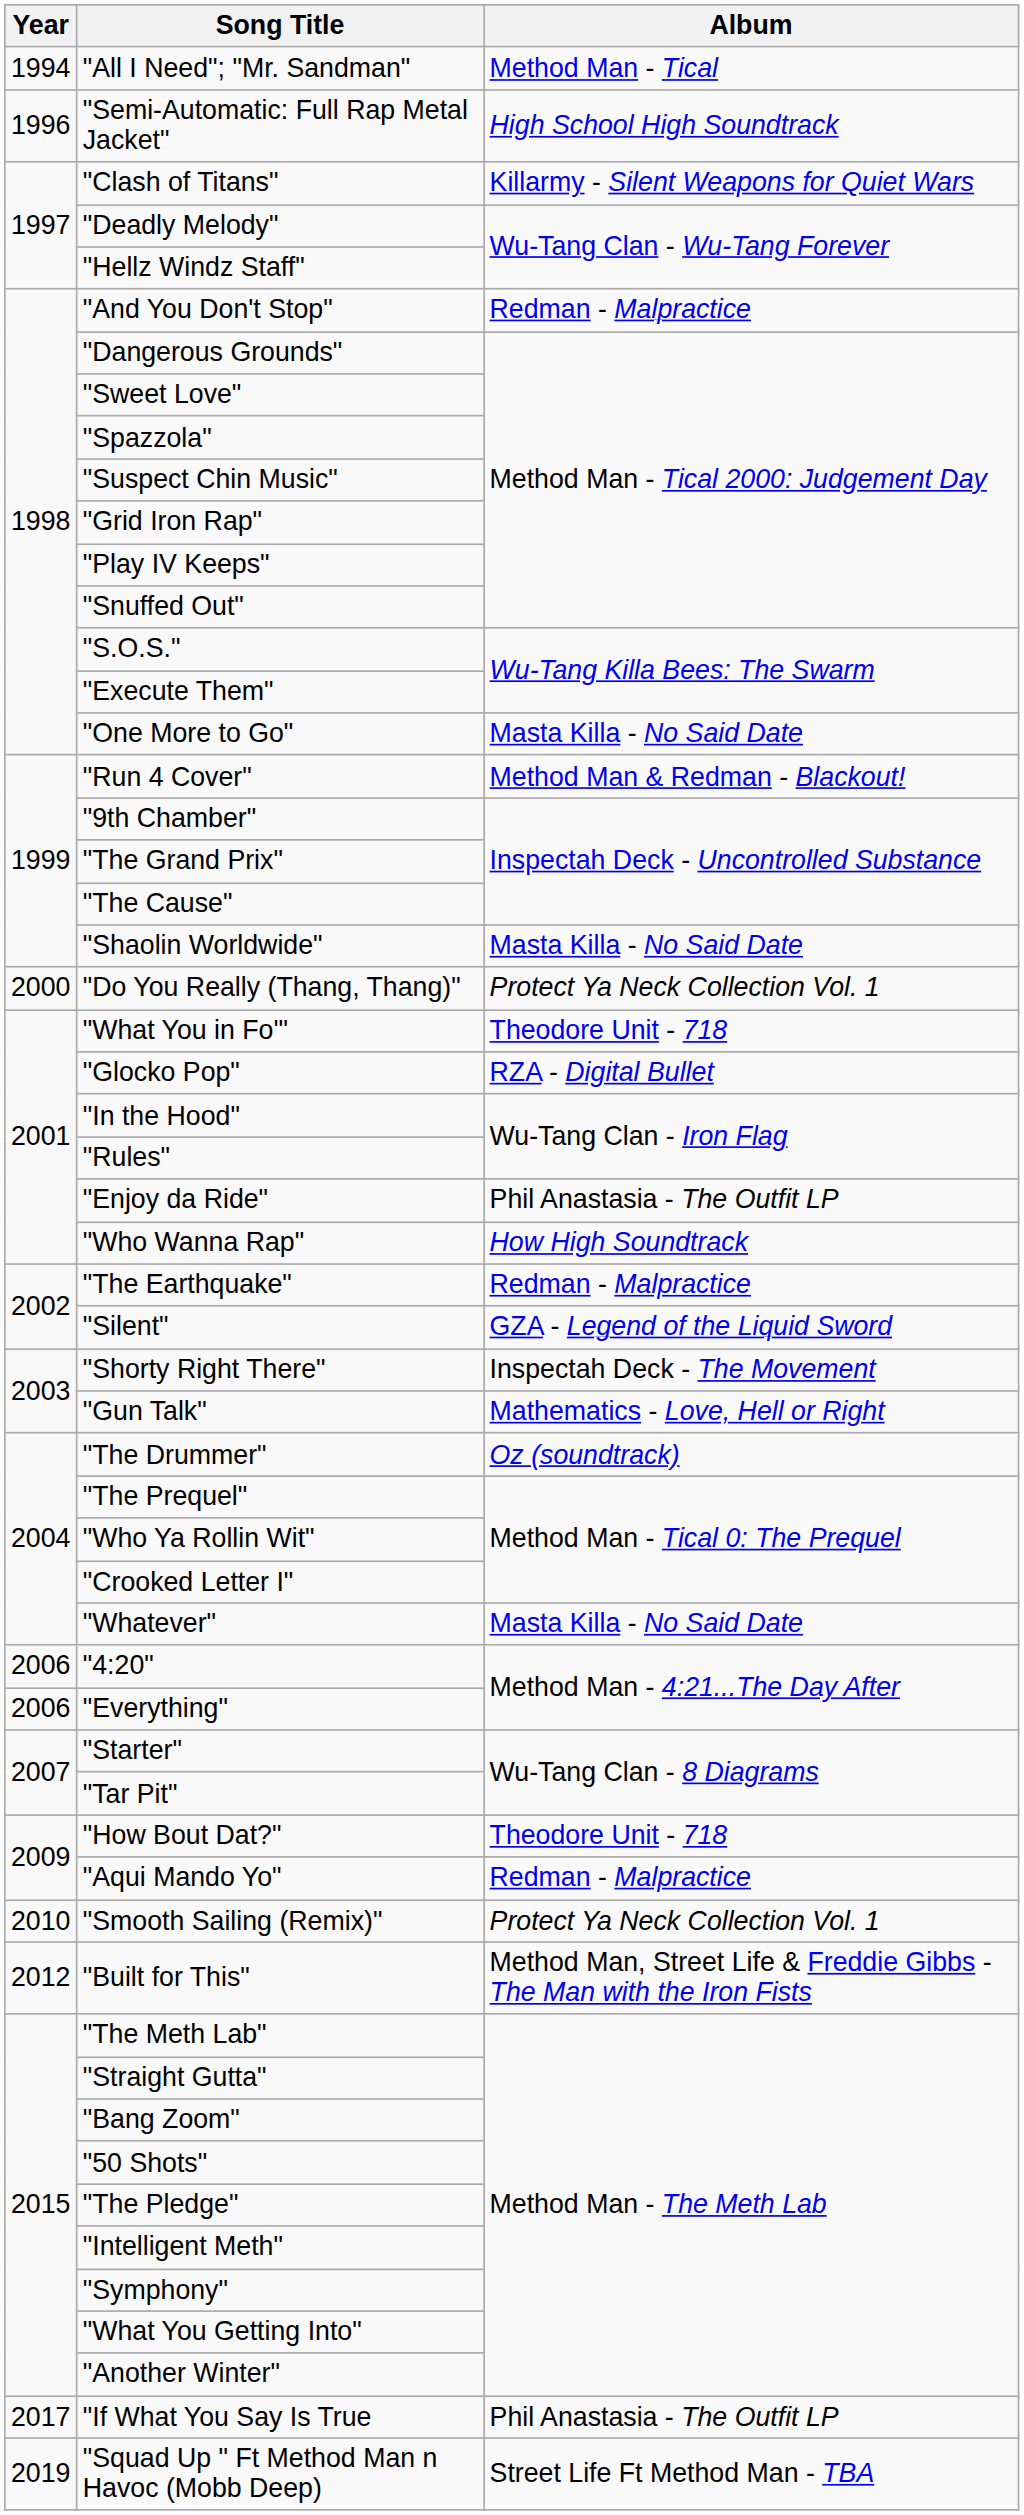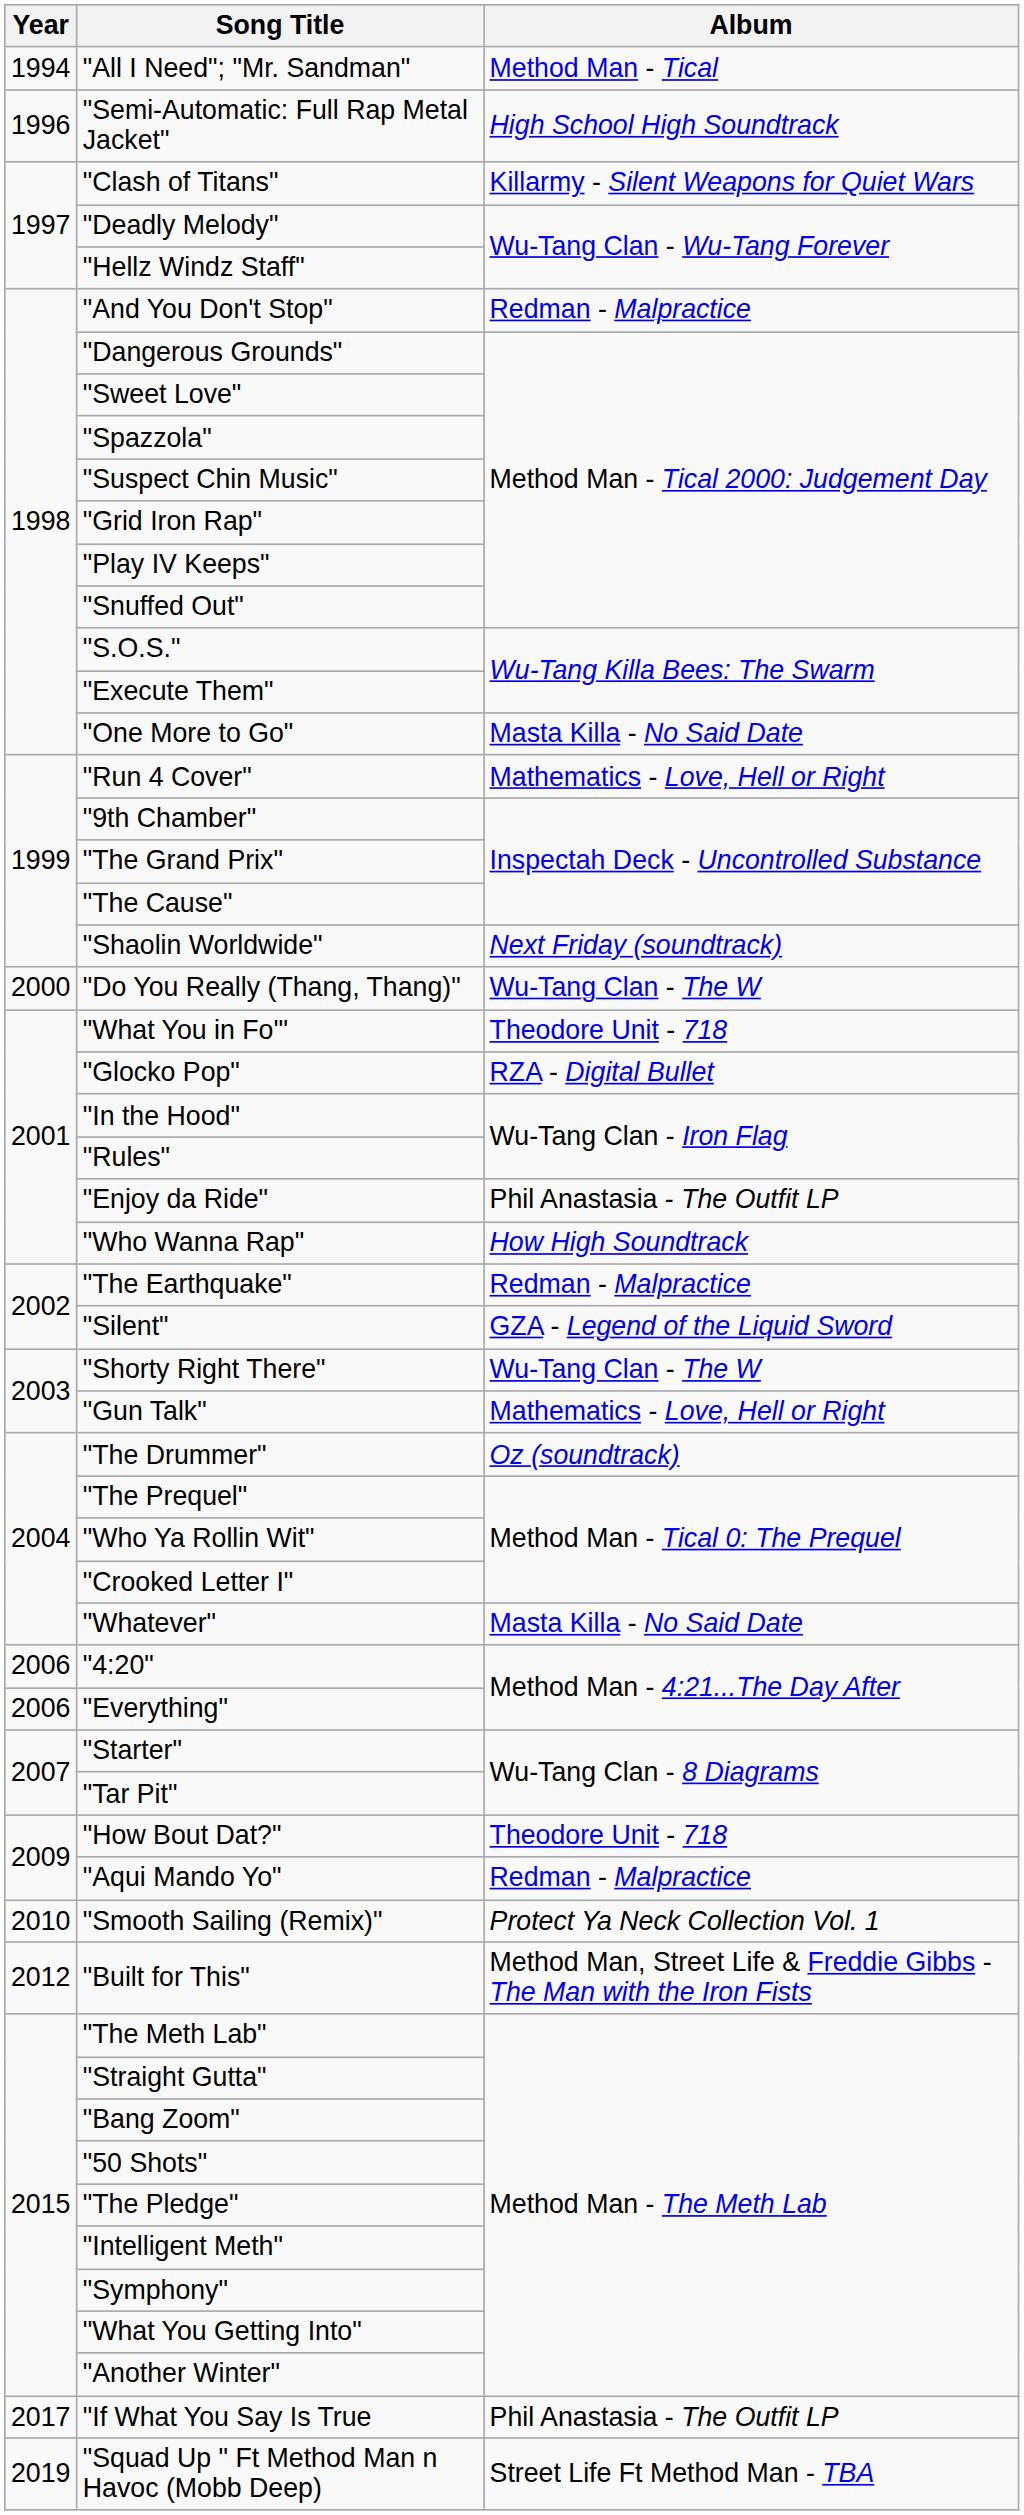(698, 776) Method Man & Redman - Blackout! -> (687, 776) Mathematics - Love, Hell or Right
(646, 945) Masta Killa - No Said Date -> (636, 945) Next Friday (soundtrack)
(685, 988) Protect Ya Neck Collection Vol. 1 -> (625, 988) Wu-Tang Clan - The W
(683, 1369) Inspectah Deck - The Movement -> (625, 1369) Wu-Tang Clan - The W
